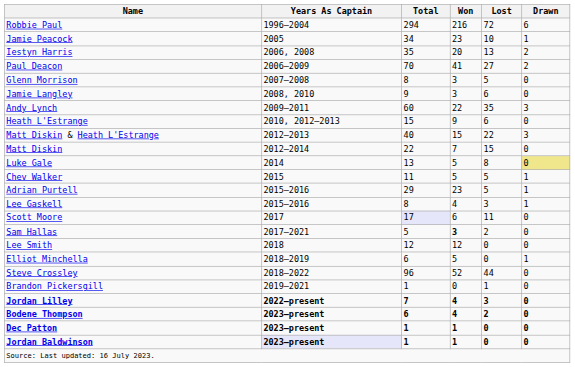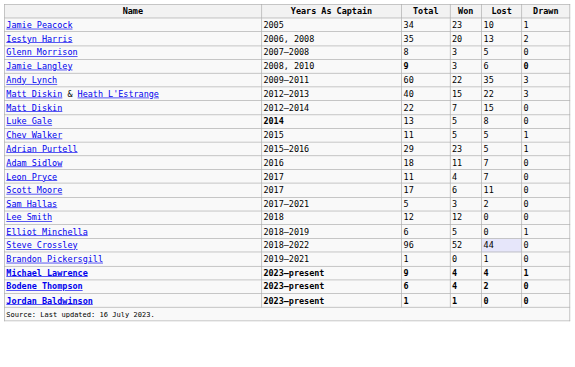- row: (34, 25)
- row: (34, 66)
(406, 94) normal -> (406, 66) bold
(526, 94) normal -> (526, 66) bold
- row: (47, 121)
(274, 163) normal -> (274, 121) bold
(526, 163) khaki background -> (526, 121) no background
- row: (34, 204)
+ row: (34, 163)
+ row: (32, 176)
(409, 218) lavender background -> (409, 190) no background
(454, 232) bold -> (454, 204) normal
(489, 273) no background -> (489, 245) lavender background
- row: (39, 300)
+ row: (47, 273)
- row: (32, 328)
(294, 342) lavender background -> (294, 300) no background
